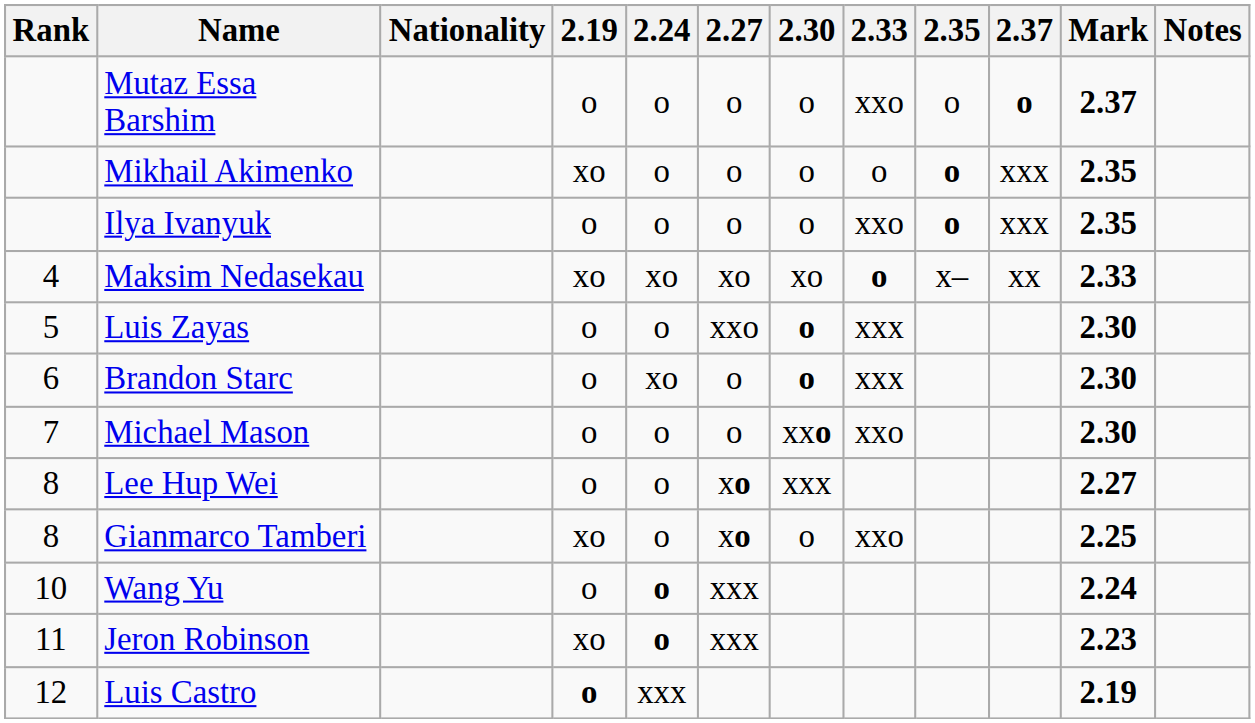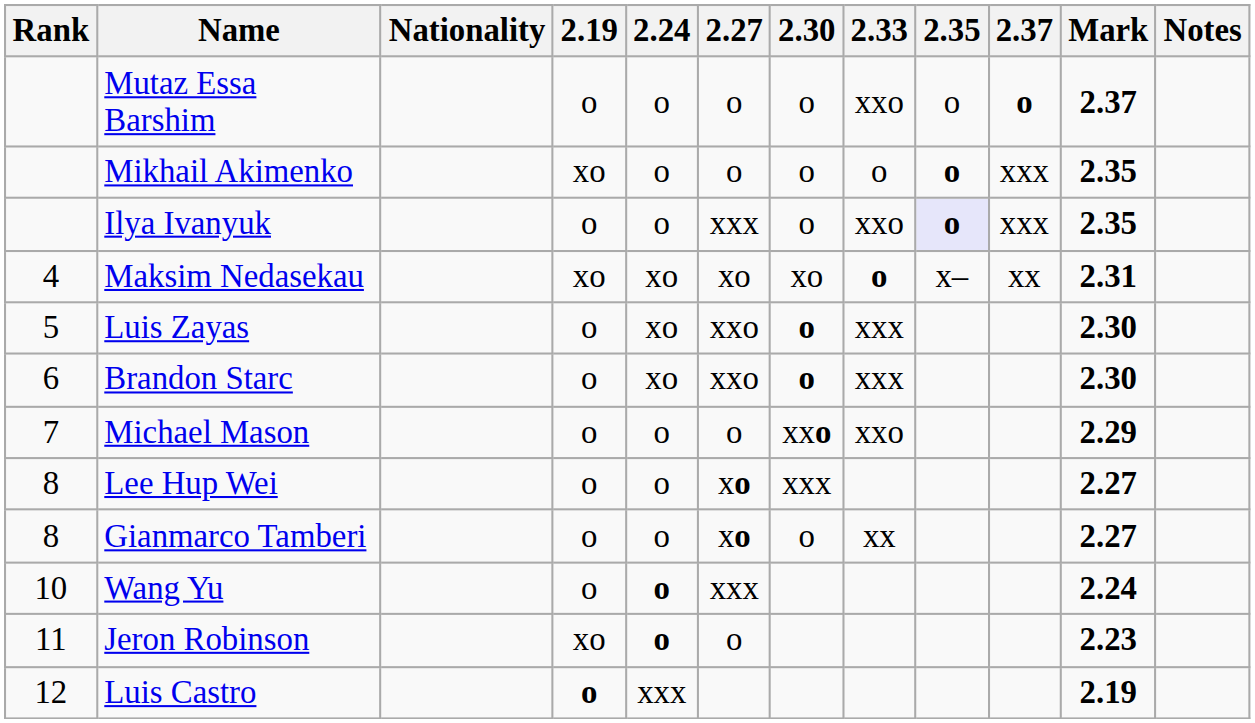(734, 223) o -> (734, 223) xxx
(952, 223) no background -> (952, 223) lavender background
(1108, 275) 2.33 -> (1108, 275) 2.31
(662, 327) o -> (662, 327) xo
(734, 379) o -> (734, 379) xxo
(1108, 431) 2.30 -> (1108, 431) 2.29
(589, 535) xo -> (589, 535) o
(879, 535) xxo -> (879, 535) xx
(1108, 535) 2.25 -> (1108, 535) 2.27
(734, 639) xxx -> (734, 639) o
